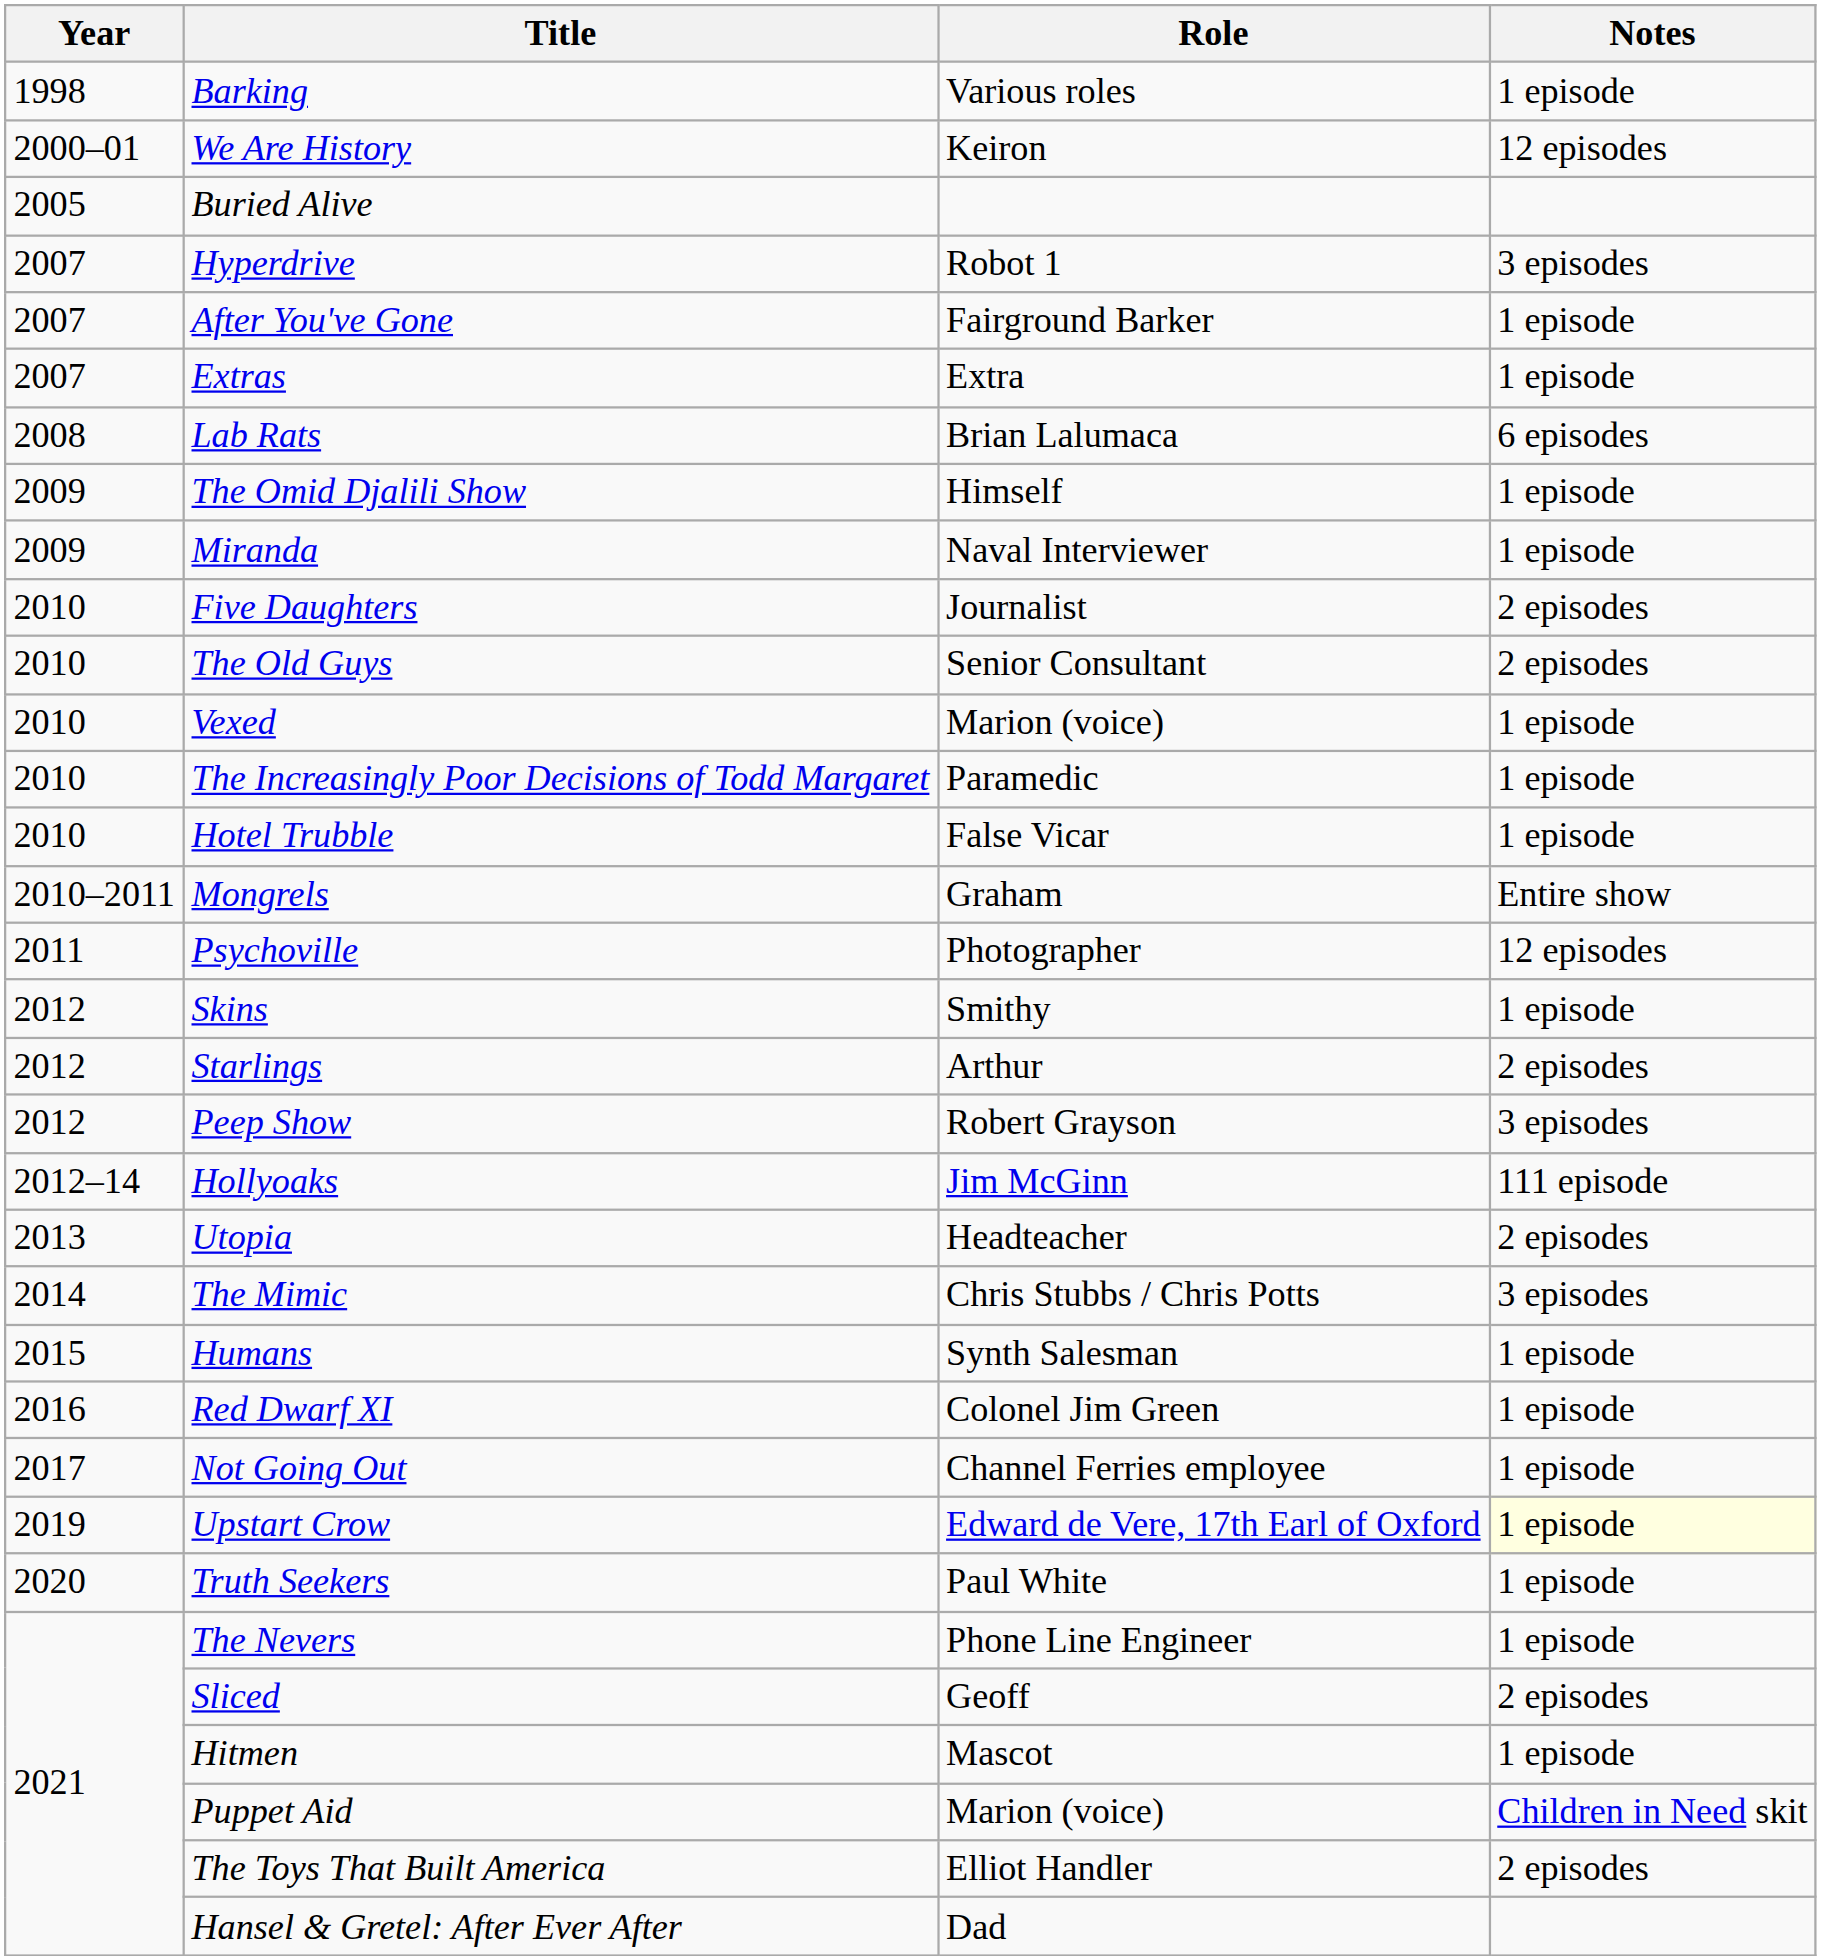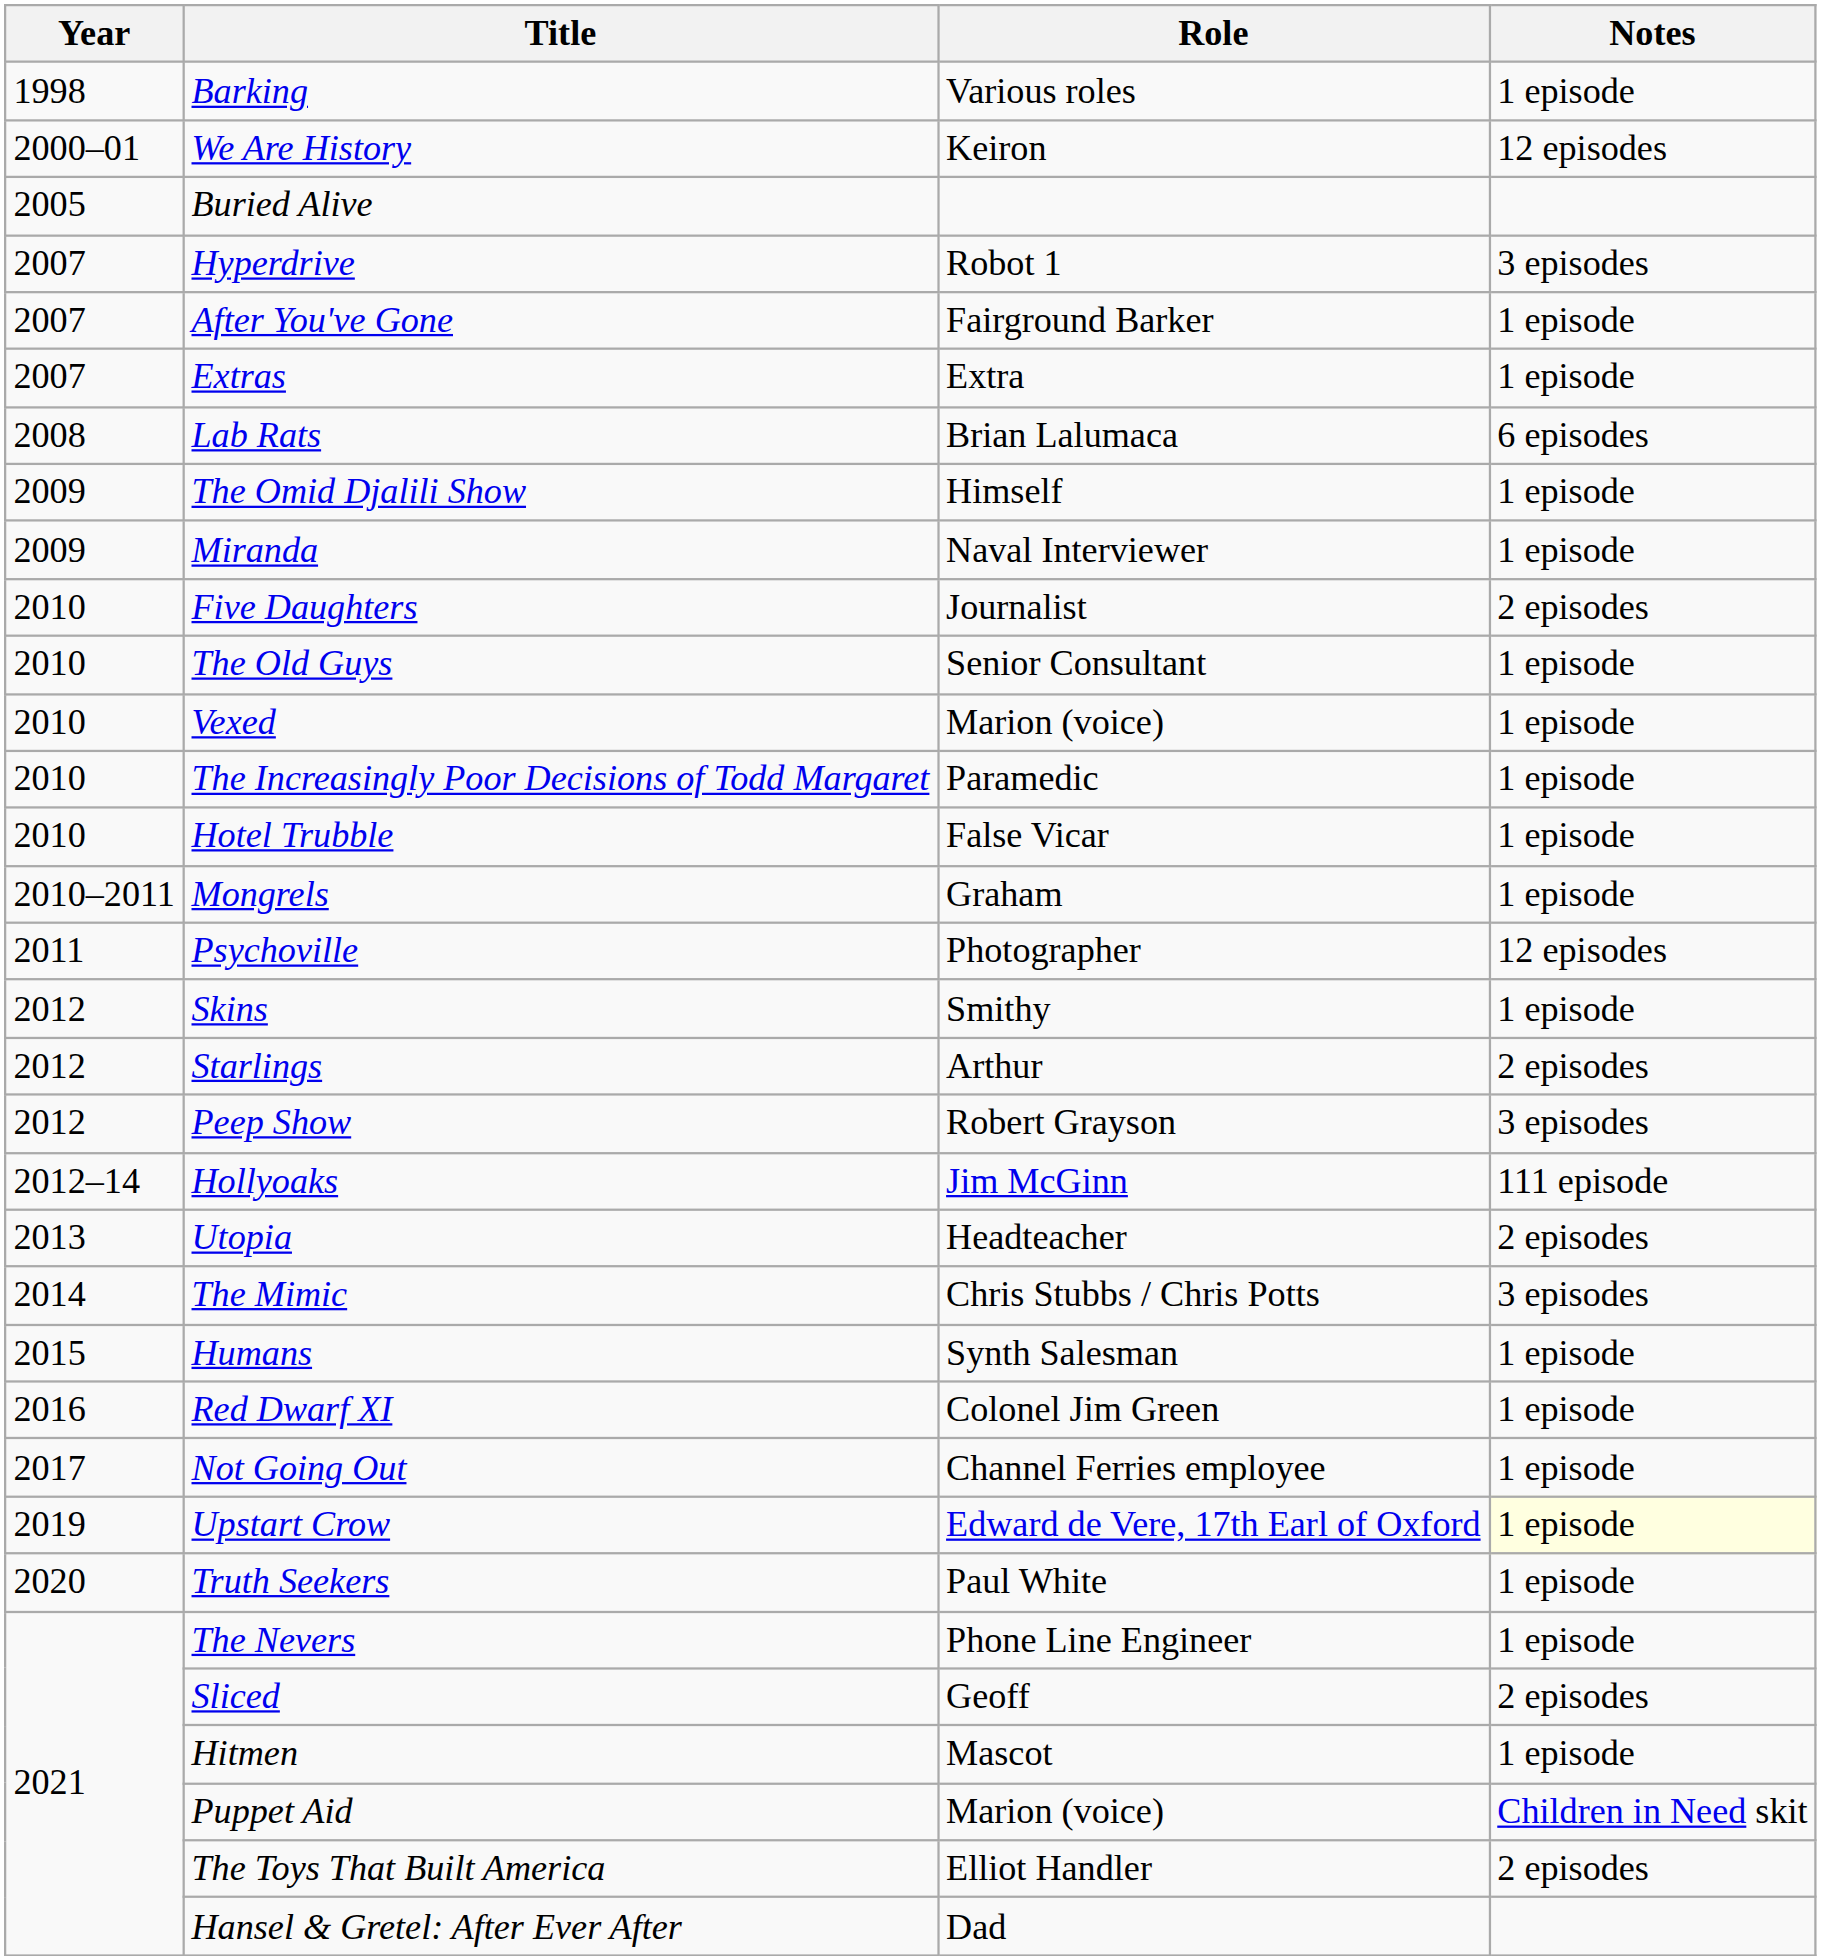(1573, 663) 2 episodes -> (1566, 663) 1 episode
(1584, 893) Entire show -> (1566, 893) 1 episode
